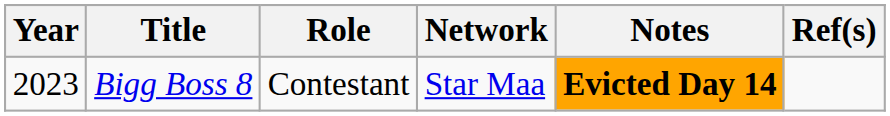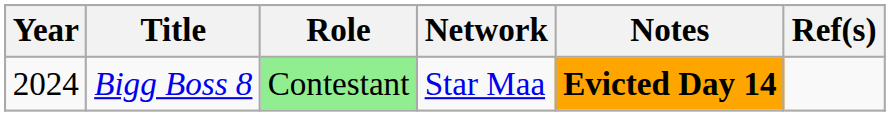(46, 83) 2023 -> (46, 83) 2024
(339, 83) no background -> (339, 83) lightgreen background
